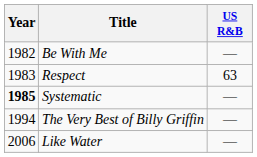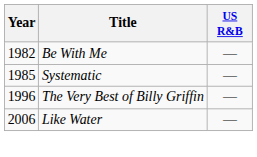- row: (64, 75)
(22, 97) bold -> (22, 75) normal
(22, 119) 1994 -> (22, 97) 1996
